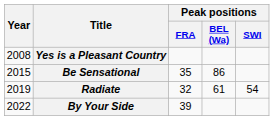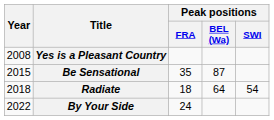(219, 72) 86 -> (219, 72) 87
(19, 89) 2019 -> (19, 89) 2018
(185, 89) 32 -> (185, 89) 18
(219, 89) 61 -> (219, 89) 64
(185, 106) 39 -> (185, 106) 24
